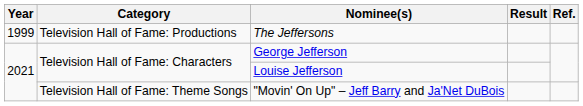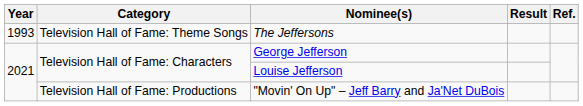(21, 33) 1999 -> (21, 33) 1993
(138, 33) Television Hall of Fame: Productions -> (144, 33) Television Hall of Fame: Theme Songs
(144, 91) Television Hall of Fame: Theme Songs -> (138, 91) Television Hall of Fame: Productions
